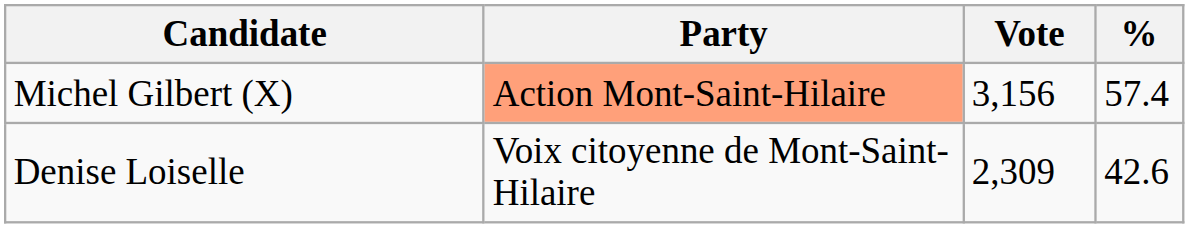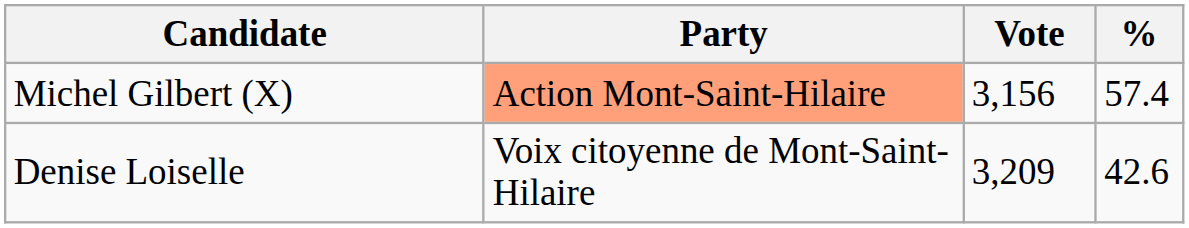(1013, 171) 2,309 -> (1013, 171) 3,209
